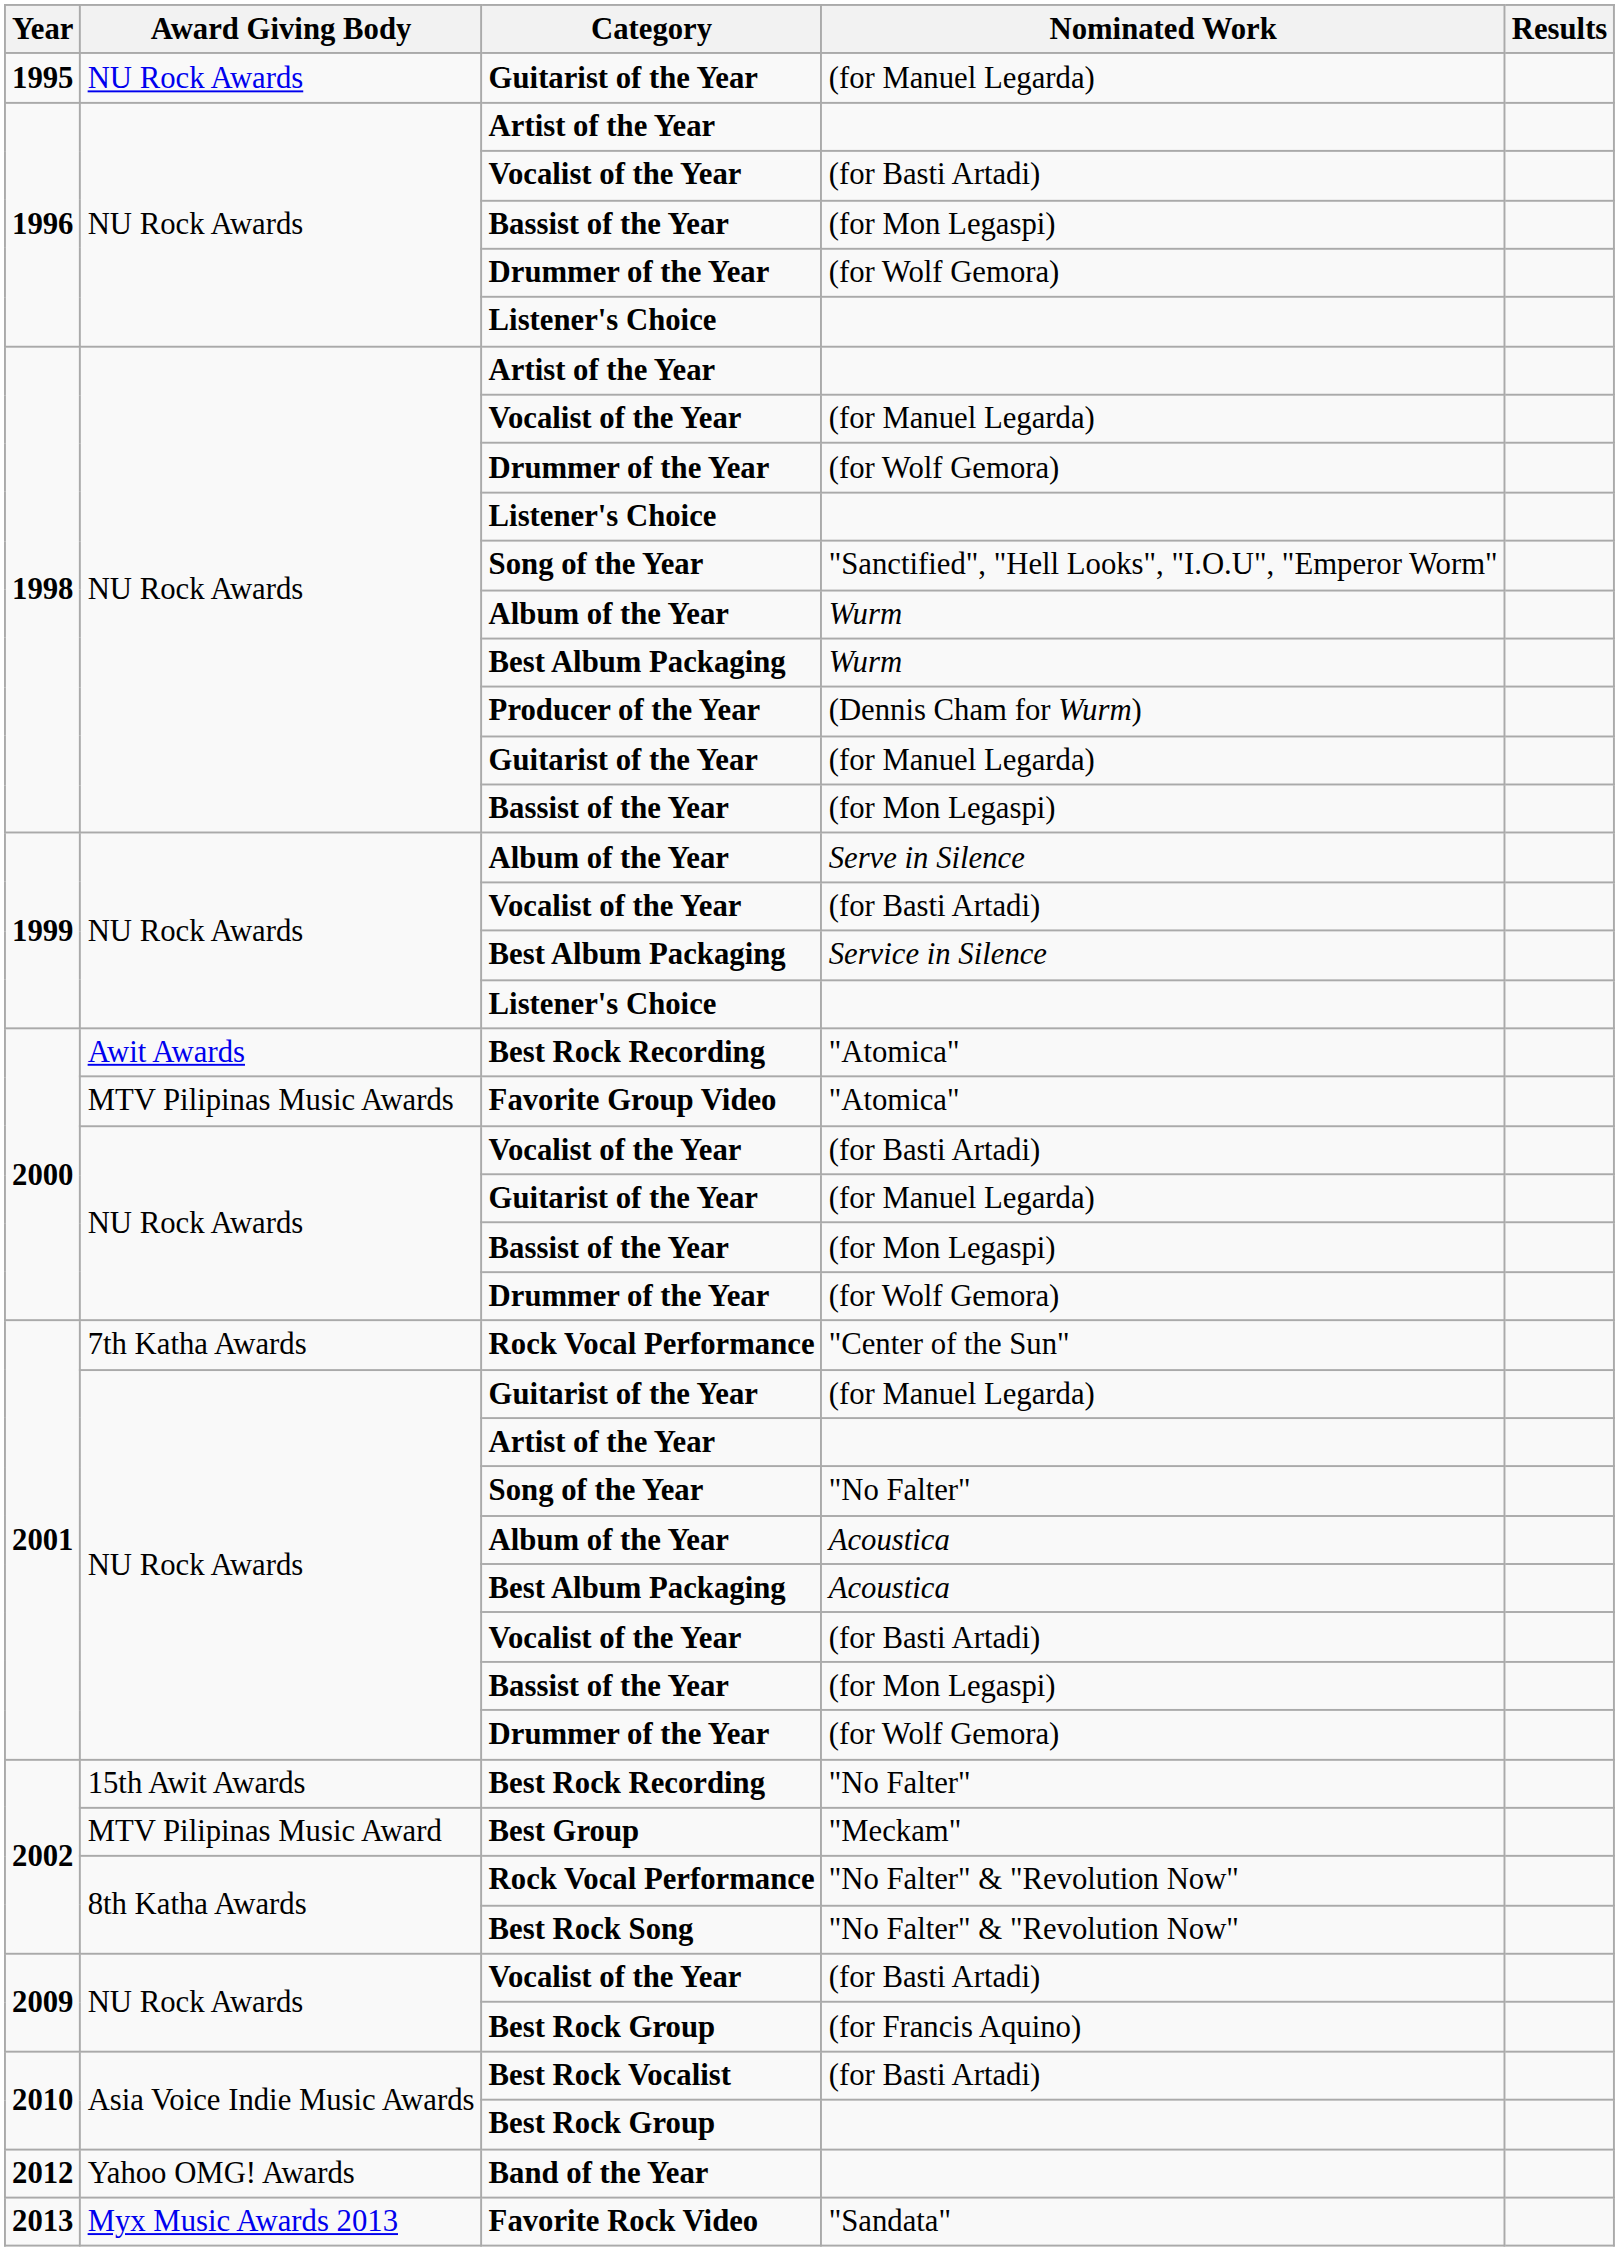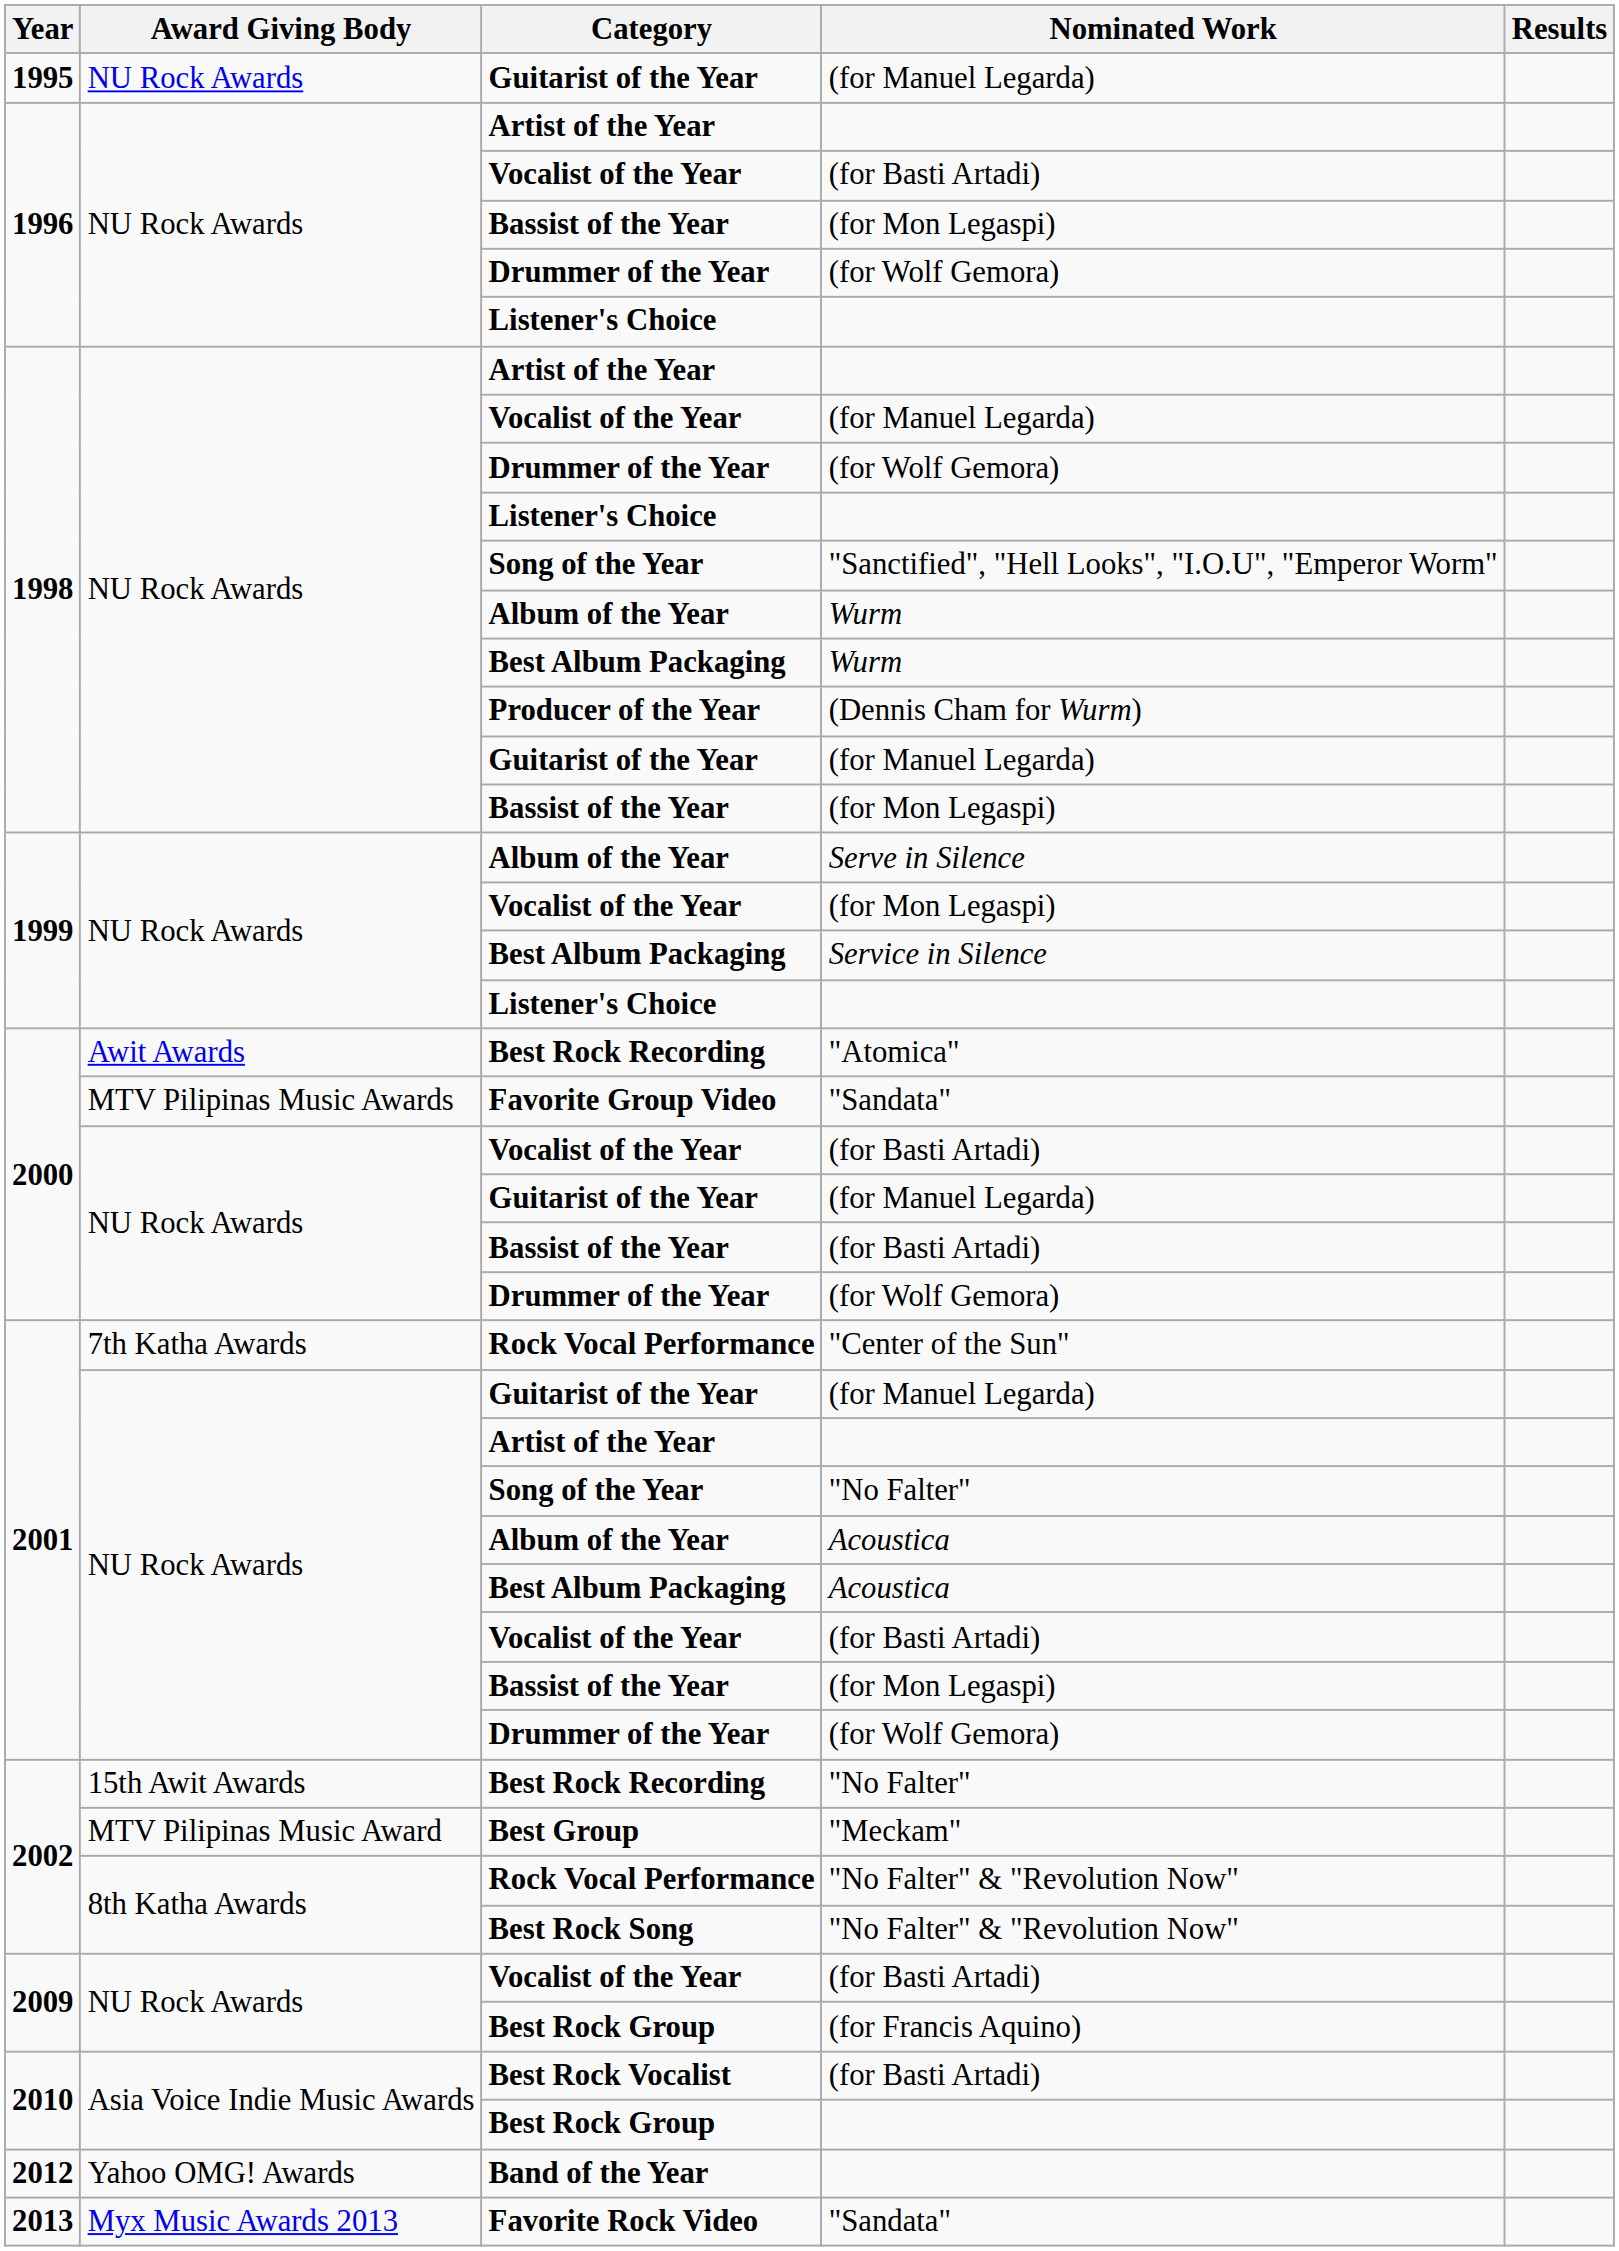(934, 905) (for Basti Artadi) -> (942, 905) (for Mon Legaspi)
(894, 1100) "Atomica" -> (890, 1100) "Sandata"
(942, 1246) (for Mon Legaspi) -> (934, 1246) (for Basti Artadi)
